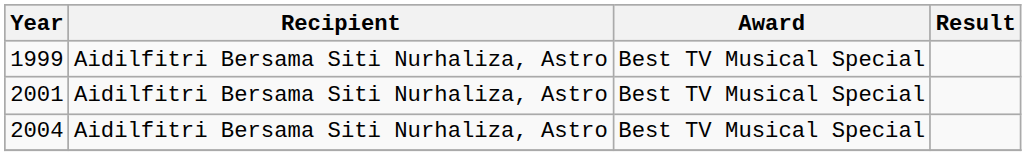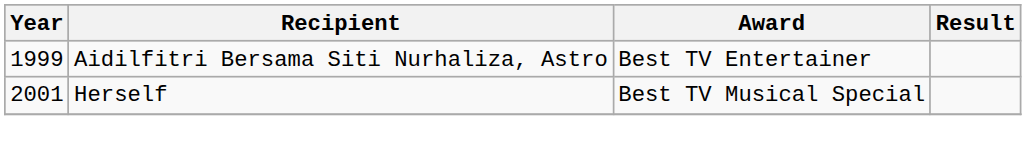(772, 59) Best TV Musical Special -> (745, 59) Best TV Entertainer
(341, 95) Aidilfitri Bersama Siti Nurhaliza, Astro -> (121, 95) Herself
- row: (37, 132)
